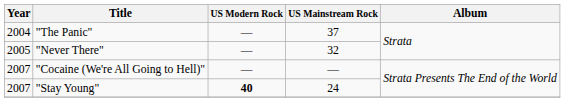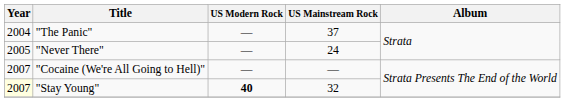(333, 50) 32 -> (333, 50) 24
(19, 87) no background -> (19, 87) lightyellow background
(333, 87) 24 -> (333, 87) 32
